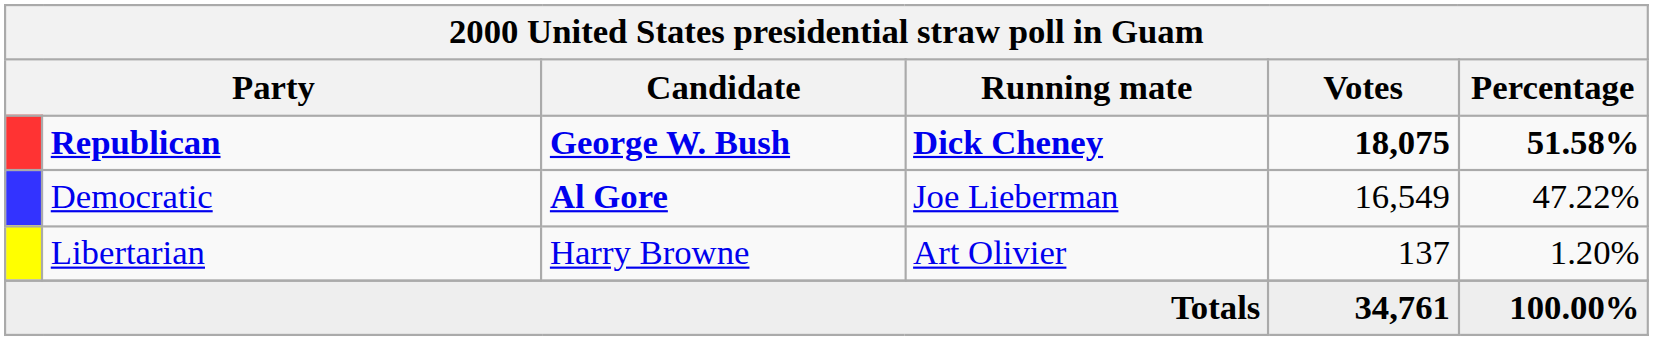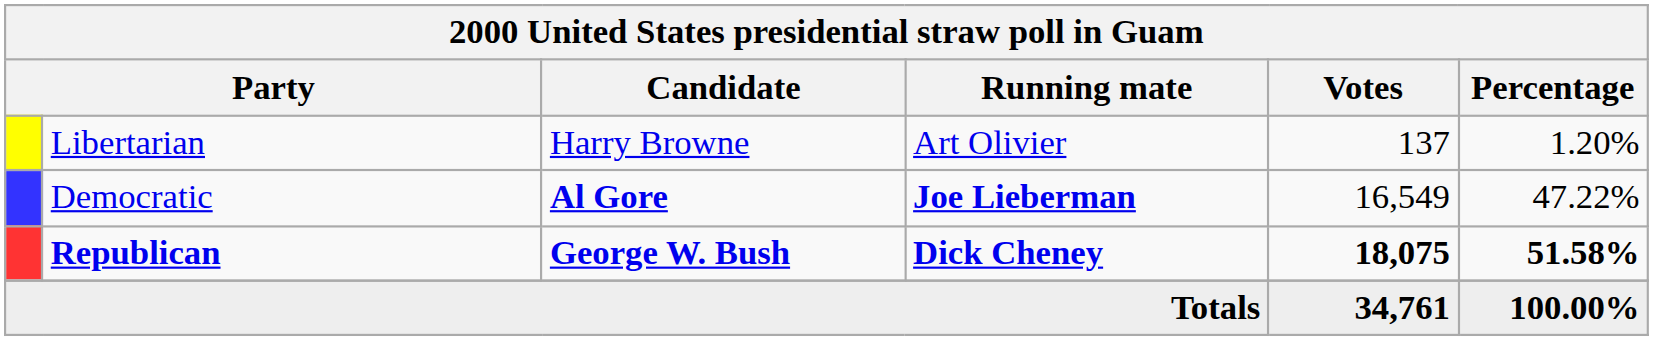rows swapped: (136, 142) <-> (128, 252)
(1016, 197) normal -> (1024, 197) bold
